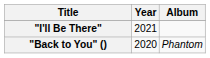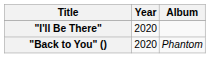(146, 28) 2021 -> (146, 28) 2020
